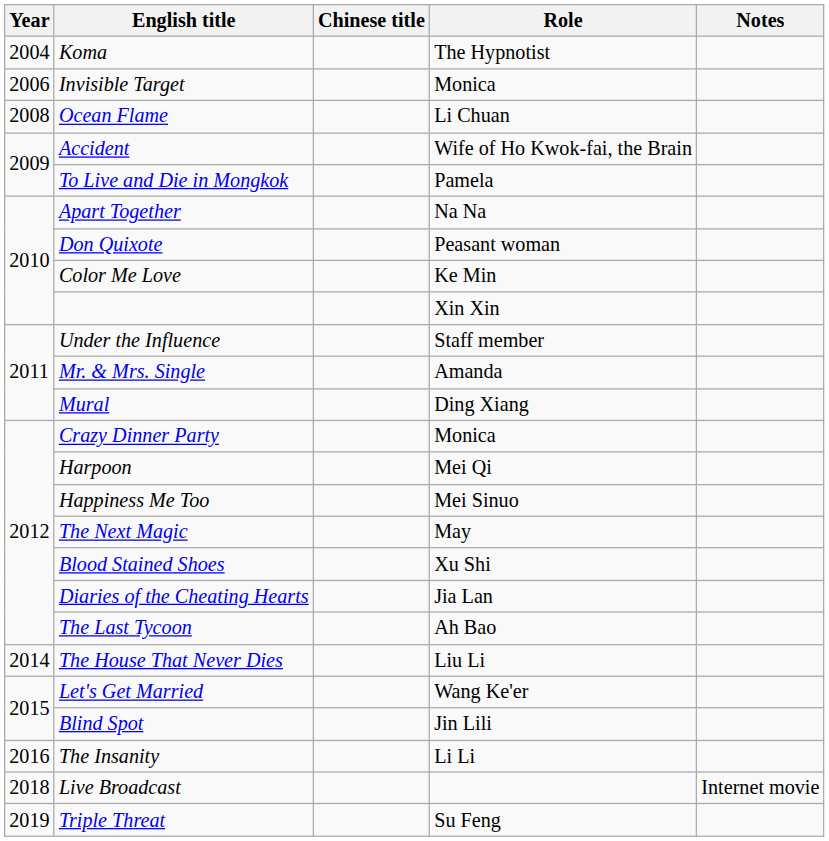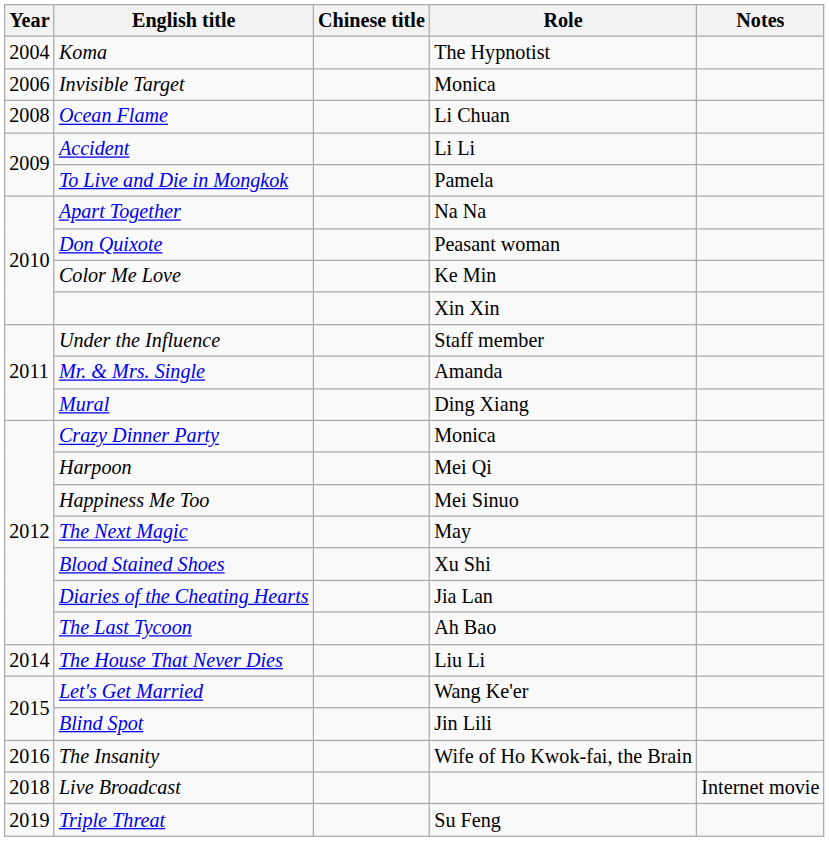(563, 148) Wife of Ho Kwok-fai, the Brain -> (455, 148) Li Li
(455, 755) Li Li -> (563, 755) Wife of Ho Kwok-fai, the Brain
